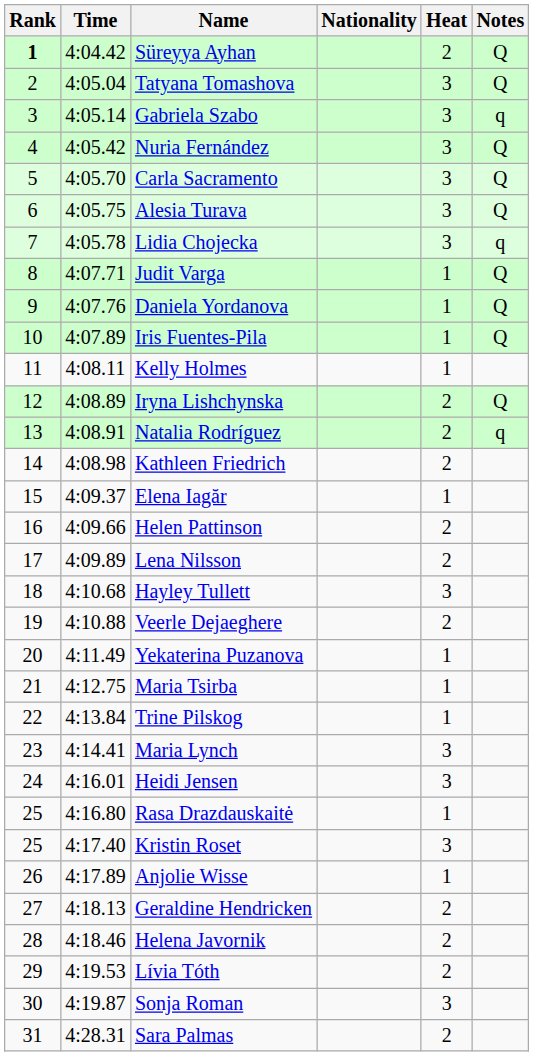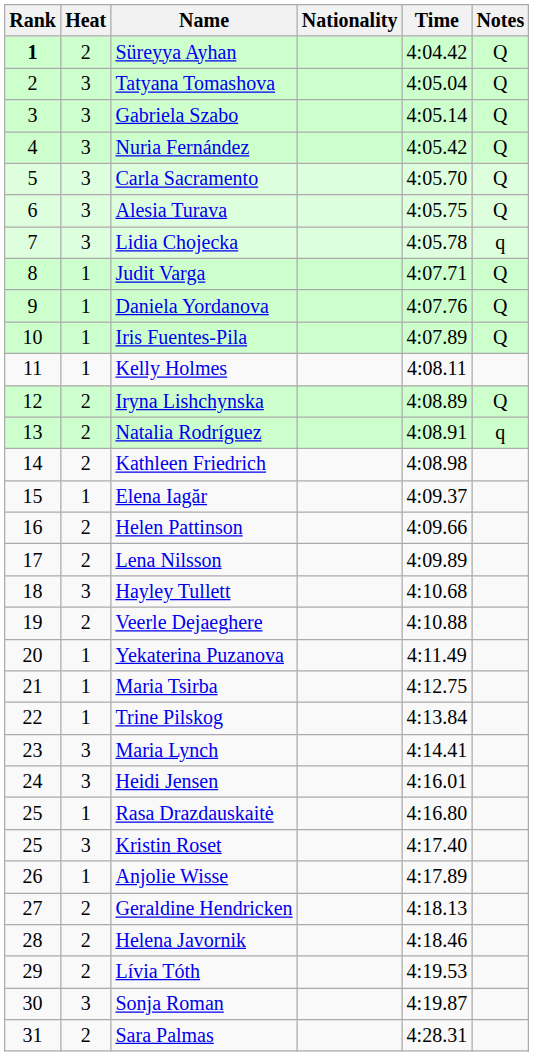columns swapped: (447, 20) <-> (95, 20)
(500, 115) q -> (500, 115) Q
